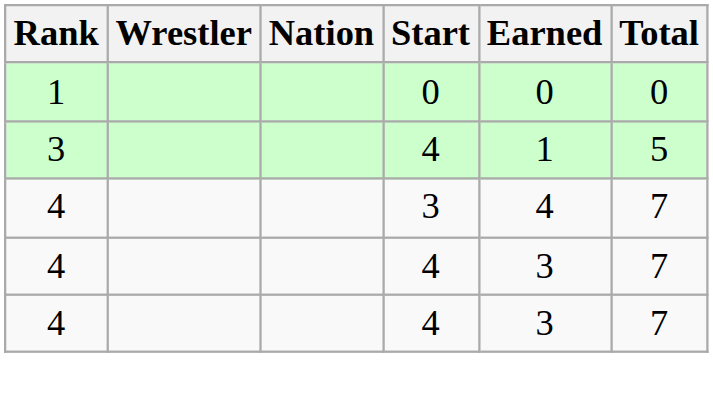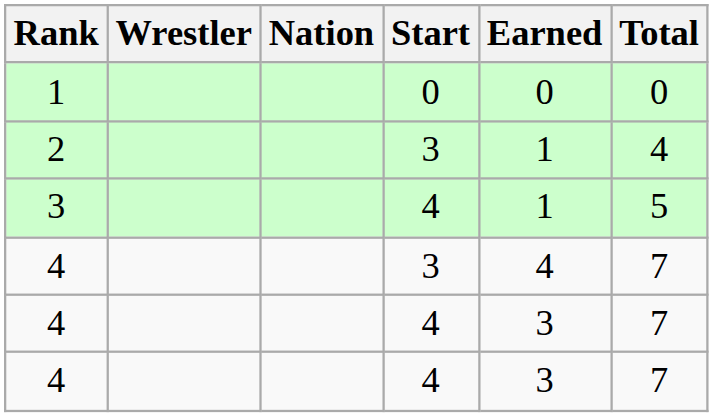+ row: (56, 149)
